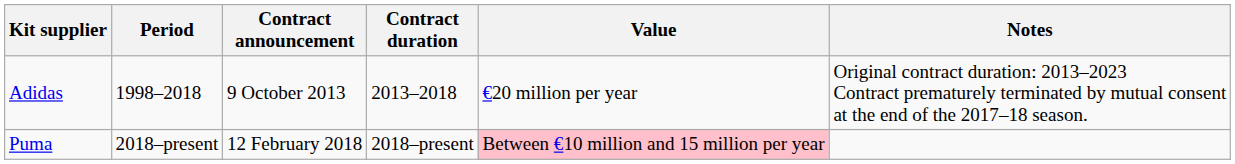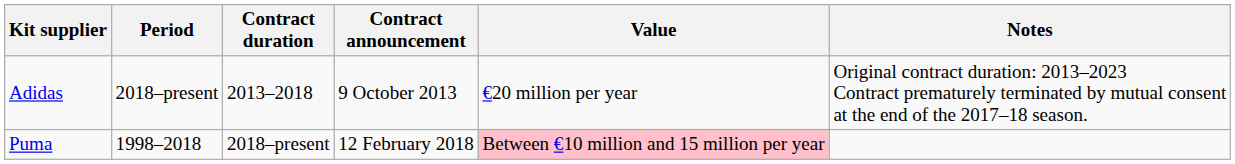columns swapped: (295, 30) <-> (422, 30)
(158, 92) 1998–2018 -> (167, 92) 2018–present
(167, 144) 2018–present -> (158, 144) 1998–2018
